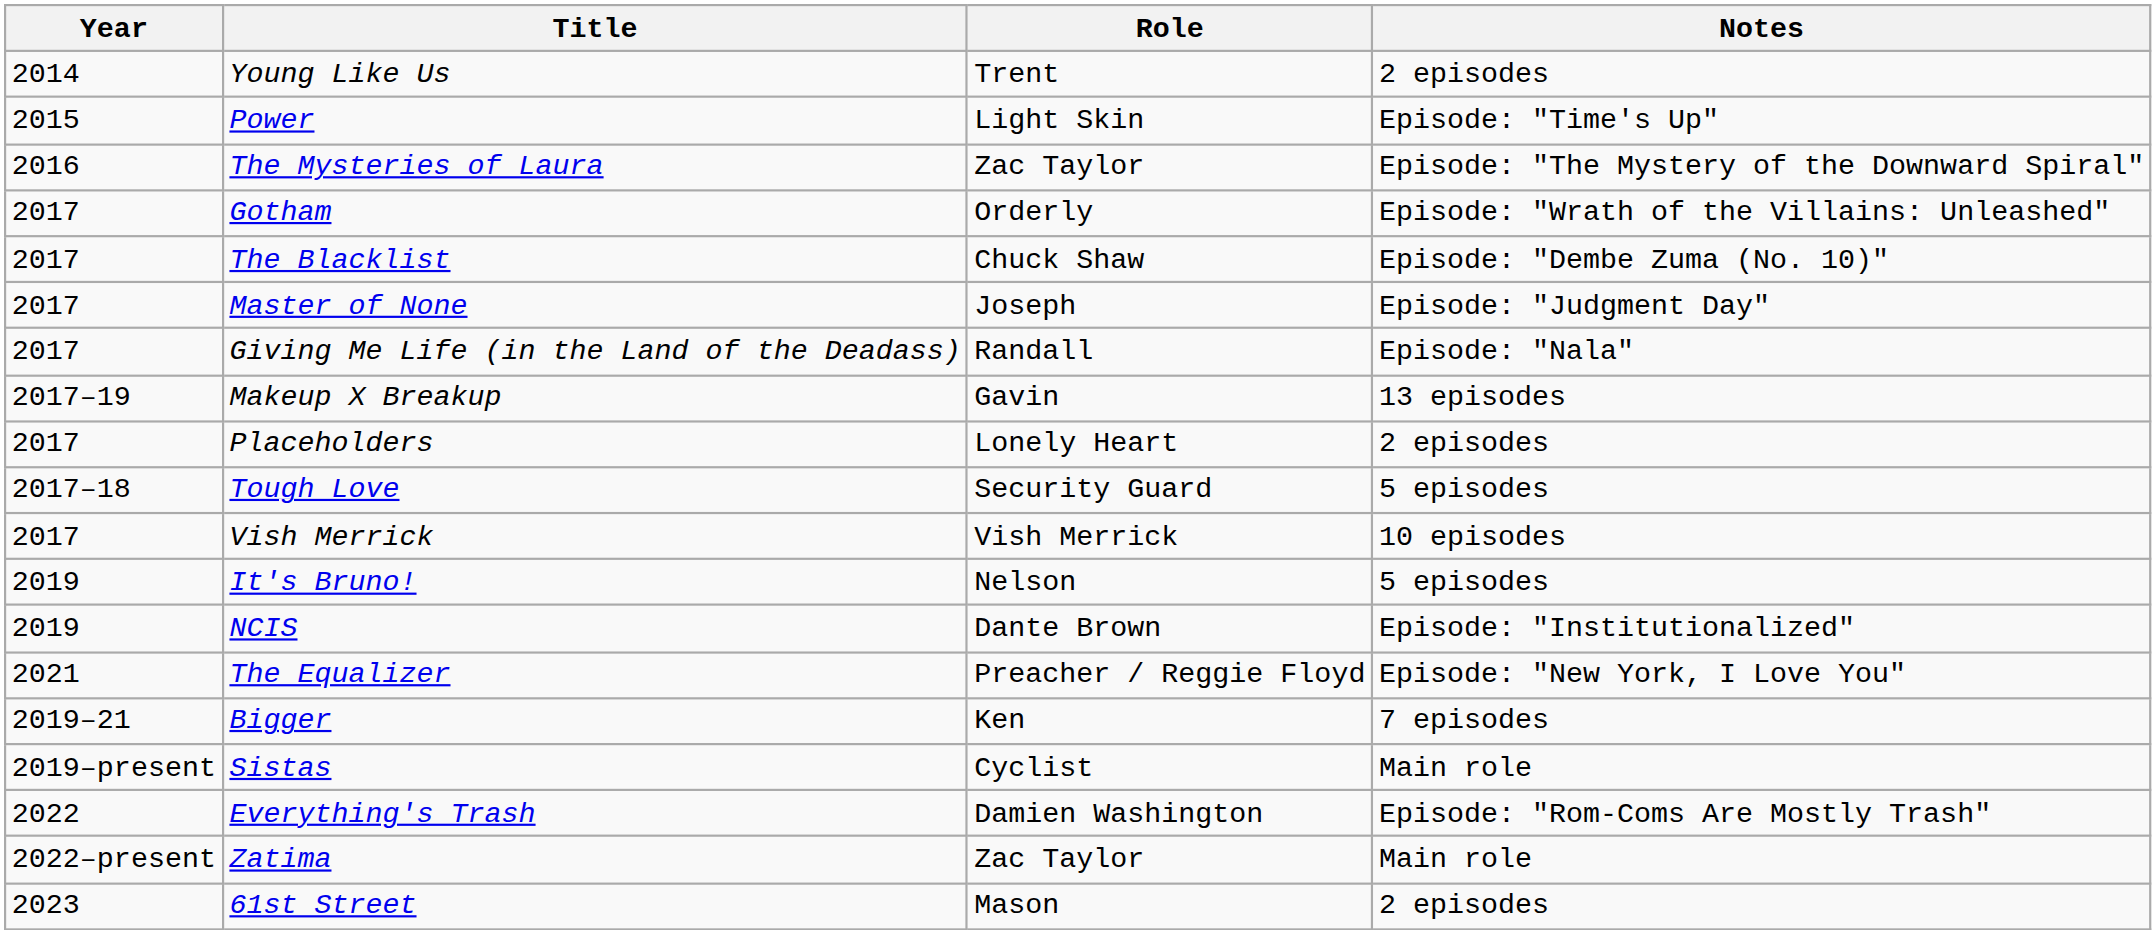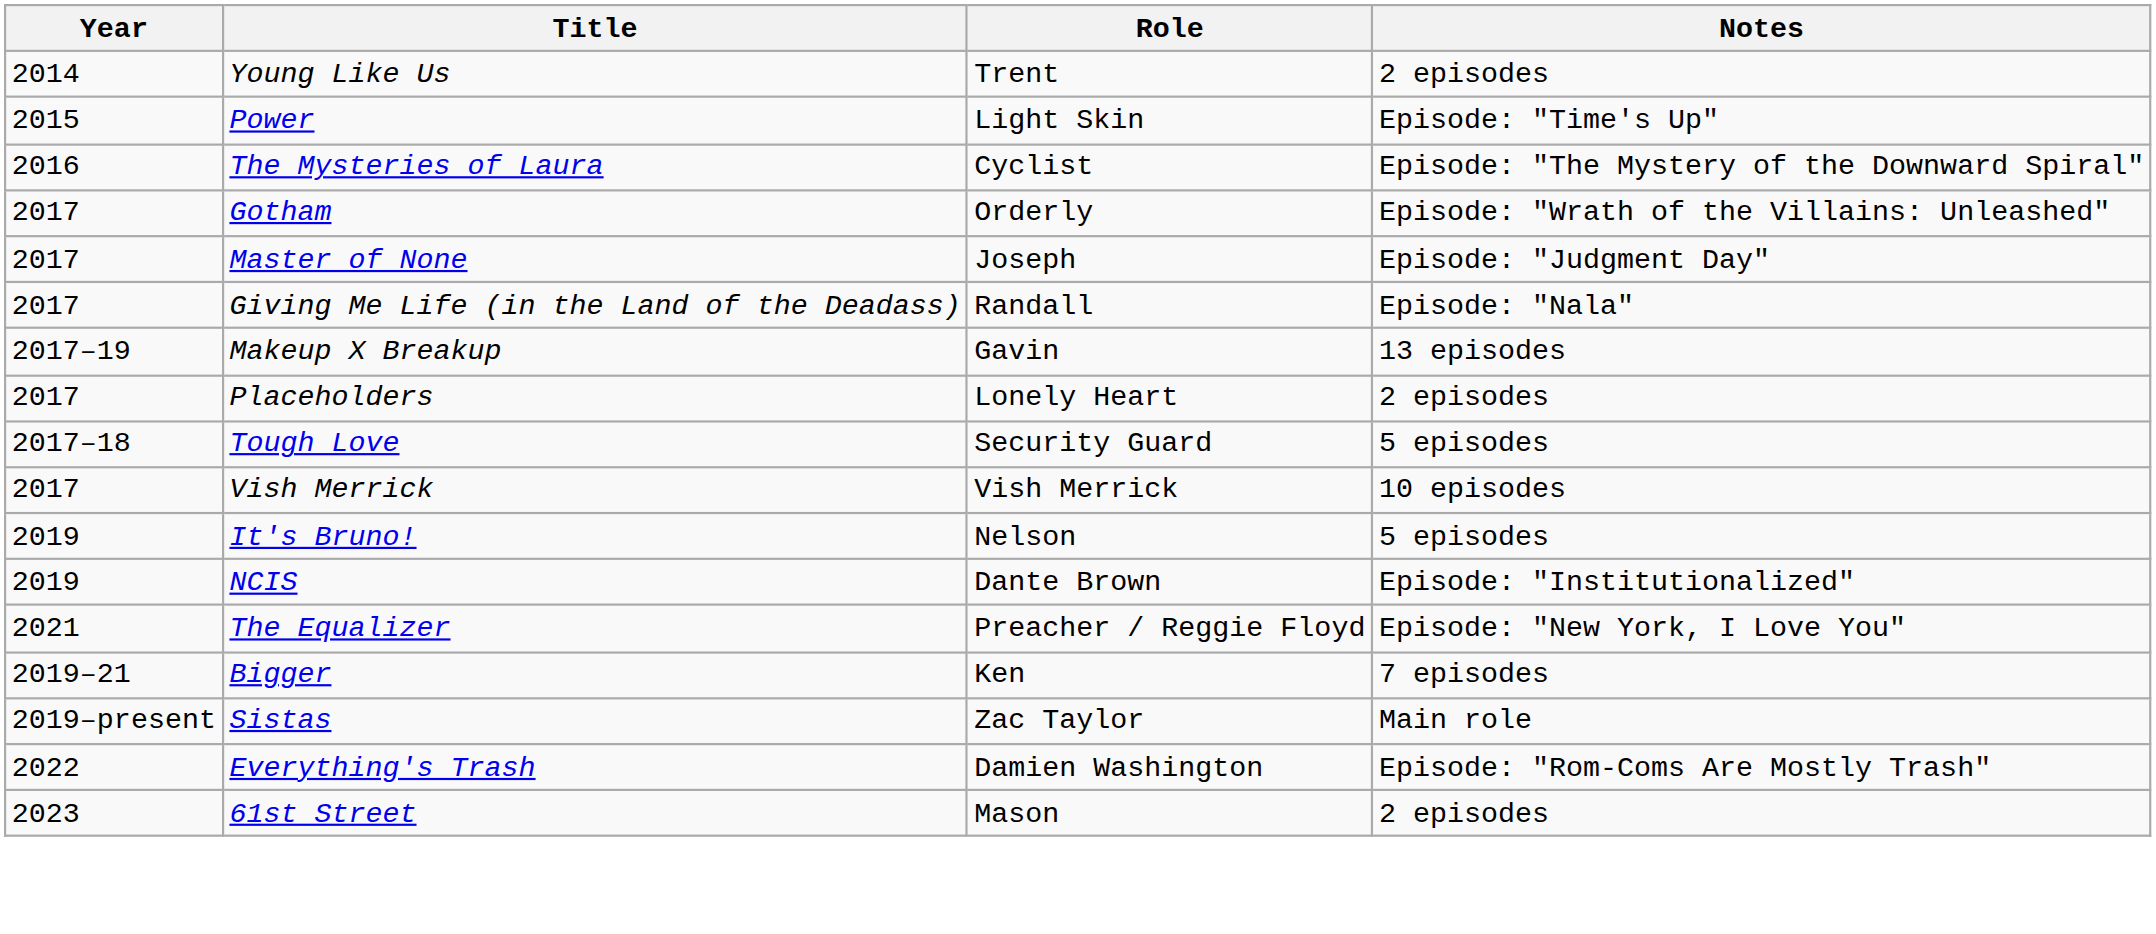(1059, 167) Zac Taylor -> (1034, 167) Cyclist
- row: (340, 259)
(1034, 767) Cyclist -> (1059, 721) Zac Taylor
- row: (280, 860)
